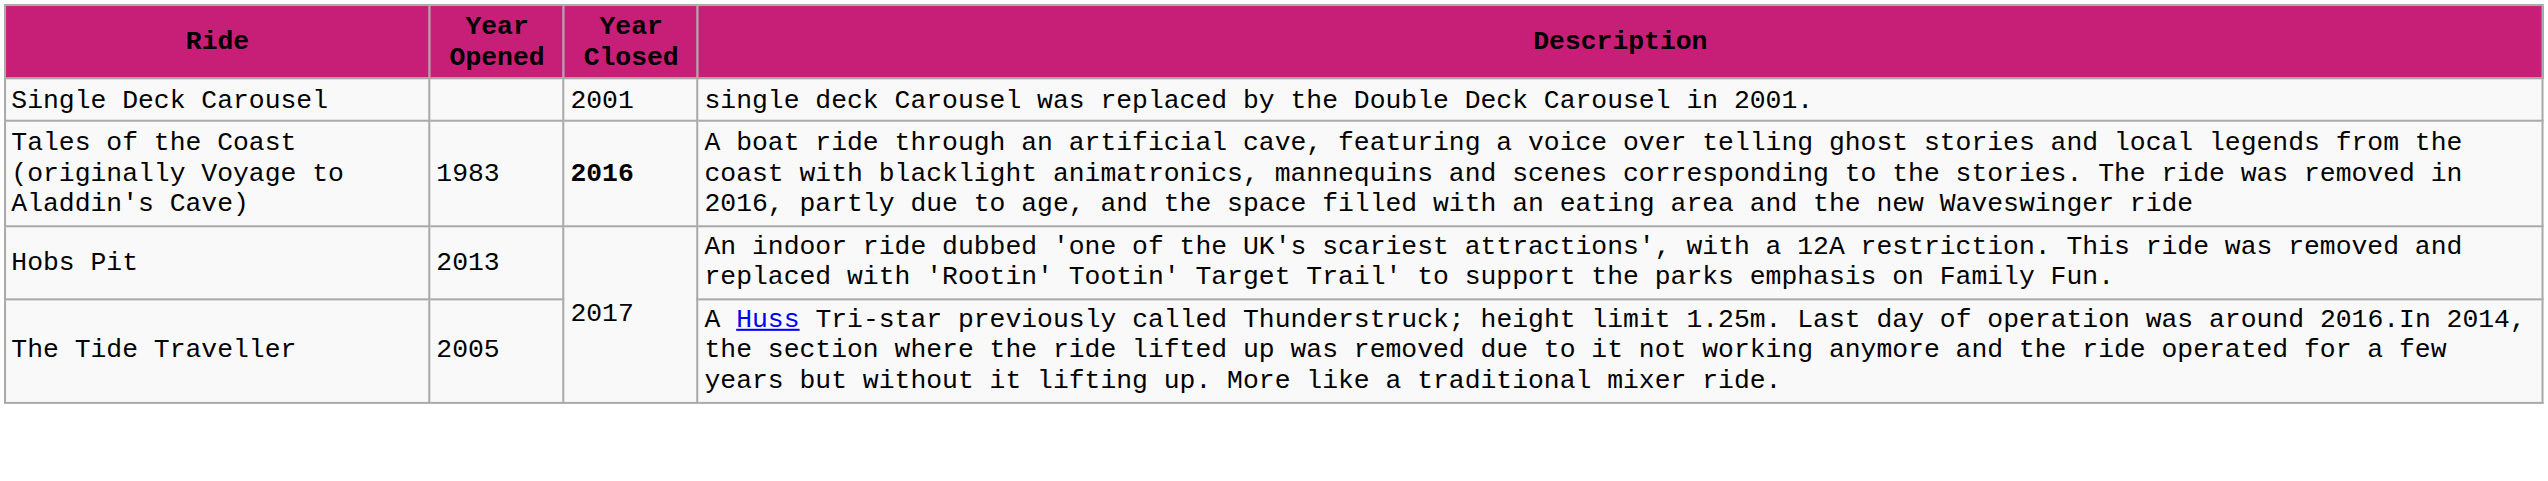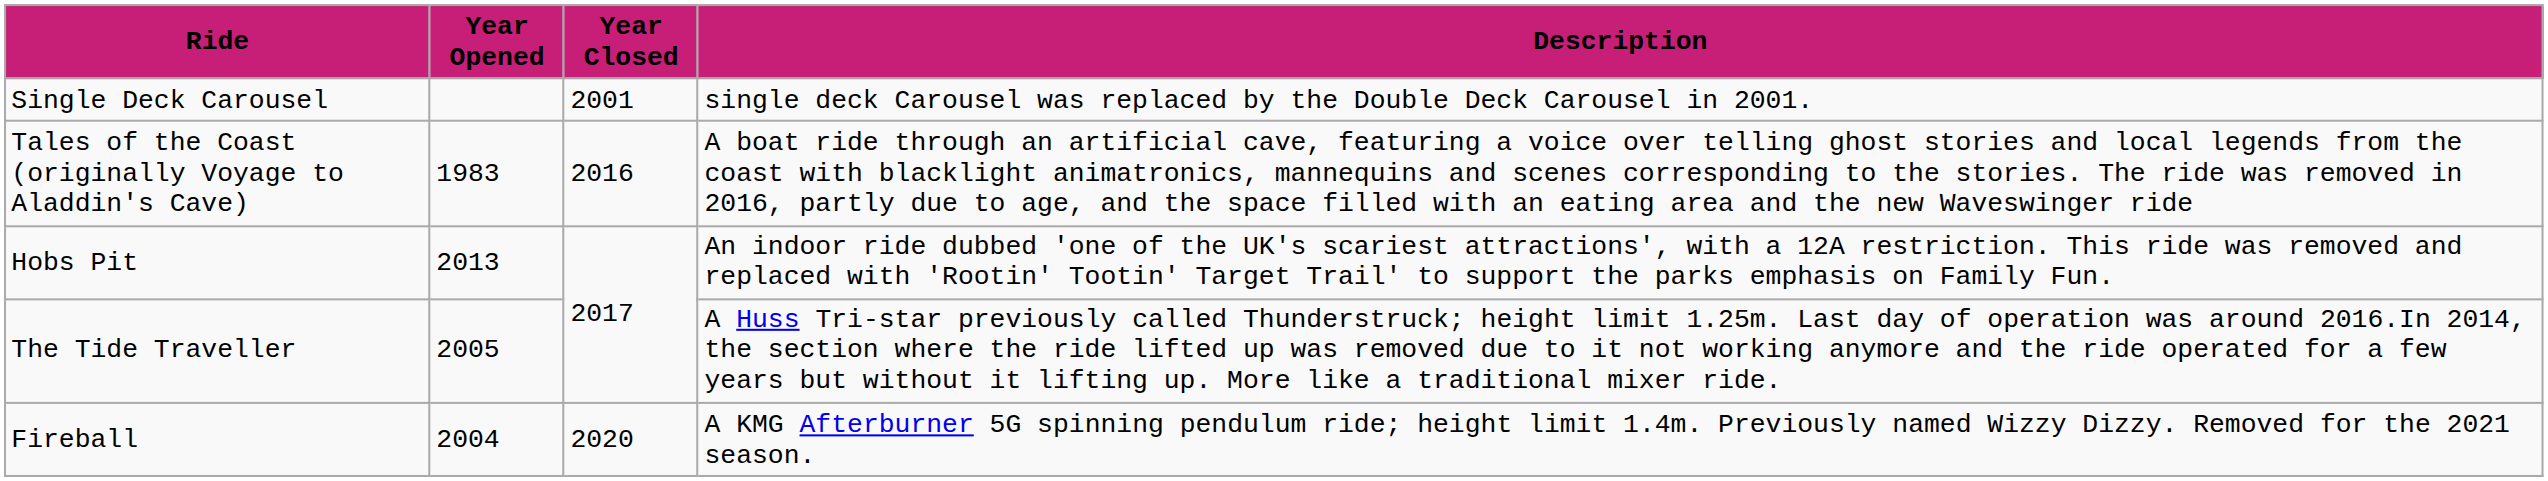(602, 173) bold -> (602, 173) normal
+ row: (75, 439)
